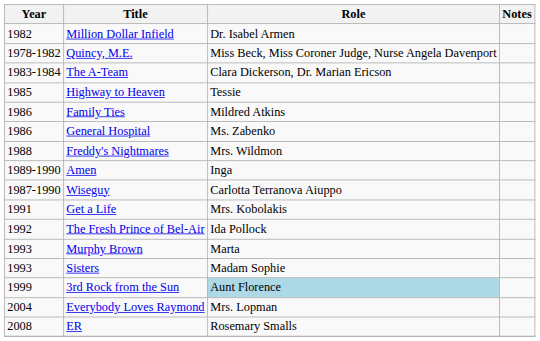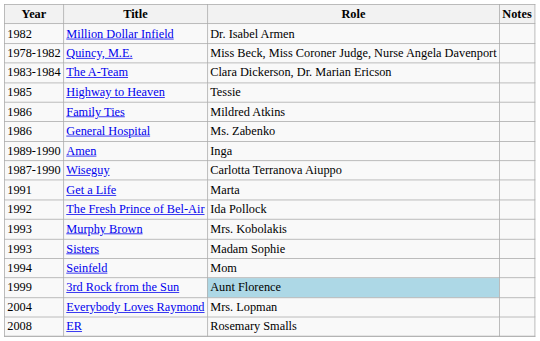- row: (118, 151)
(249, 209) Mrs. Kobolakis -> (225, 190) Marta
(225, 248) Marta -> (249, 229) Mrs. Kobolakis
+ row: (87, 268)
